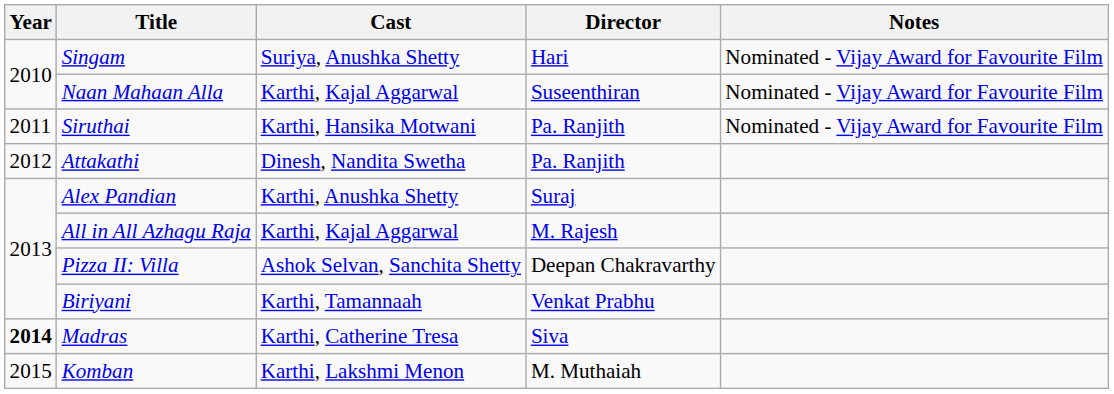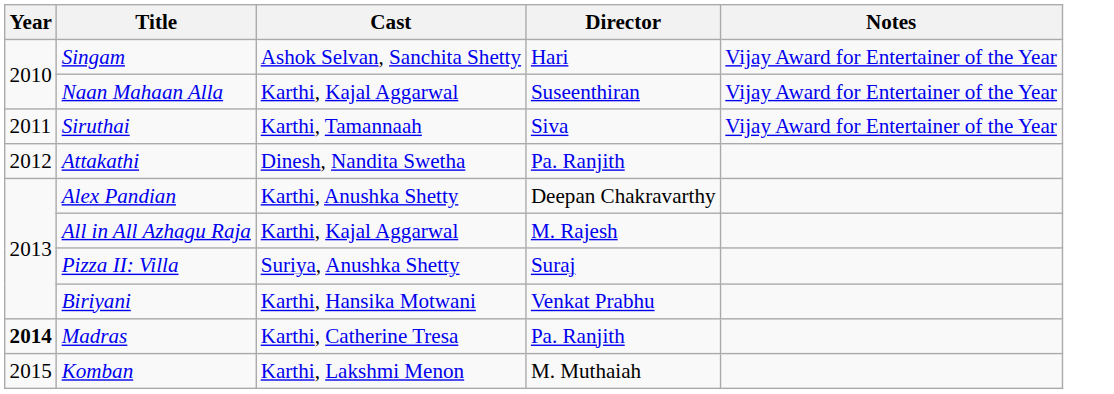(360, 56) Suriya, Anushka Shetty -> (391, 56) Ashok Selvan, Sanchita Shetty
(914, 56) Nominated - Vijay Award for Favourite Film -> (891, 56) Vijay Award for Entertainer of the Year
(914, 91) Nominated - Vijay Award for Favourite Film -> (891, 91) Vijay Award for Entertainer of the Year
(368, 126) Karthi, Hansika Motwani -> (341, 126) Karthi, Tamannaah
(578, 126) Pa. Ranjith -> (550, 126) Siva
(914, 126) Nominated - Vijay Award for Favourite Film -> (891, 126) Vijay Award for Entertainer of the Year
(553, 196) Suraj -> (623, 196) Deepan Chakravarthy
(391, 265) Ashok Selvan, Sanchita Shetty -> (360, 265) Suriya, Anushka Shetty
(623, 265) Deepan Chakravarthy -> (553, 265) Suraj
(341, 300) Karthi, Tamannaah -> (368, 300) Karthi, Hansika Motwani
(550, 335) Siva -> (578, 335) Pa. Ranjith
